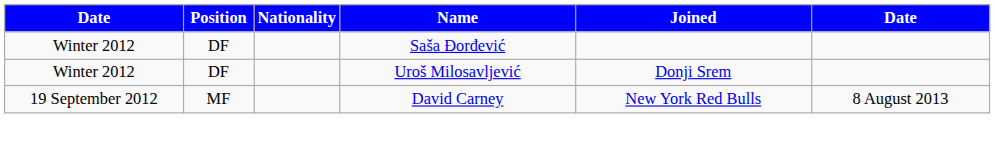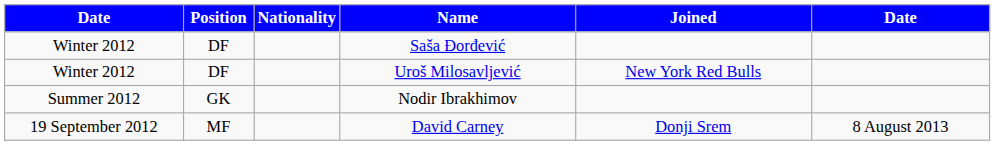(693, 72) Donji Srem -> (693, 72) New York Red Bulls
+ row: (458, 99)
(693, 99) New York Red Bulls -> (693, 126) Donji Srem
